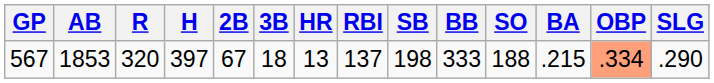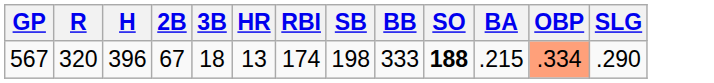- column: (85, 22)
(189, 59) 397 -> (127, 59) 396
(363, 59) 137 -> (301, 59) 174
(511, 59) normal -> (449, 59) bold
